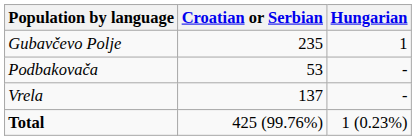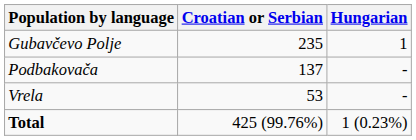(315, 69) 53 -> (311, 69) 137
(311, 95) 137 -> (315, 95) 53
